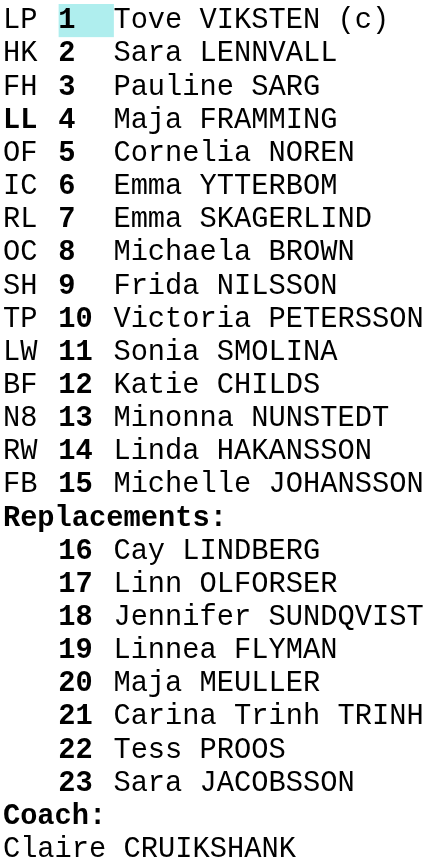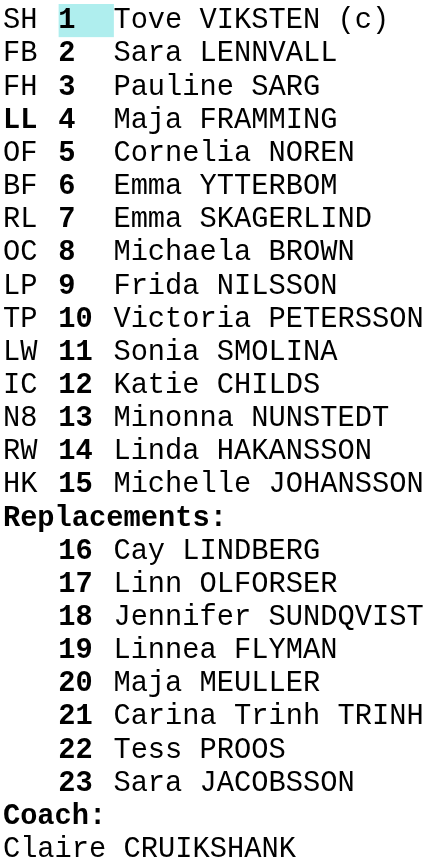(20, 21) LP -> (20, 21) SH
(20, 54) HK -> (20, 54) FB
(20, 186) IC -> (20, 186) BF
(20, 286) SH -> (20, 286) LP
(20, 385) BF -> (20, 385) IC
(20, 485) FB -> (20, 485) HK
